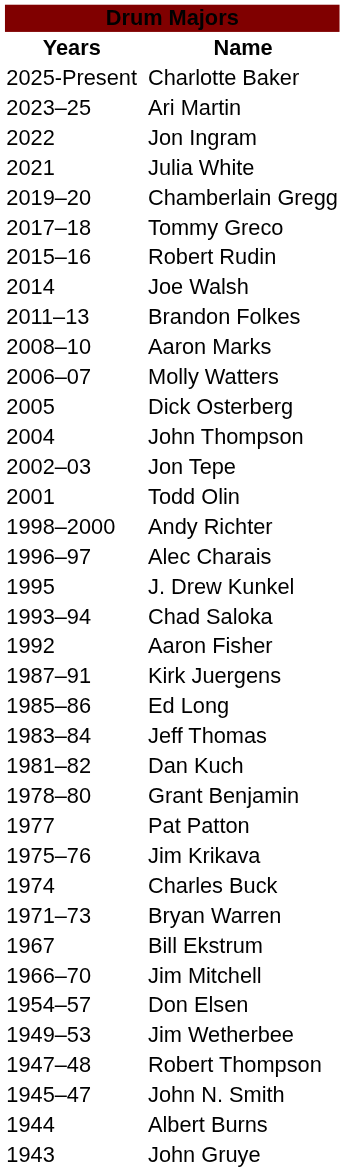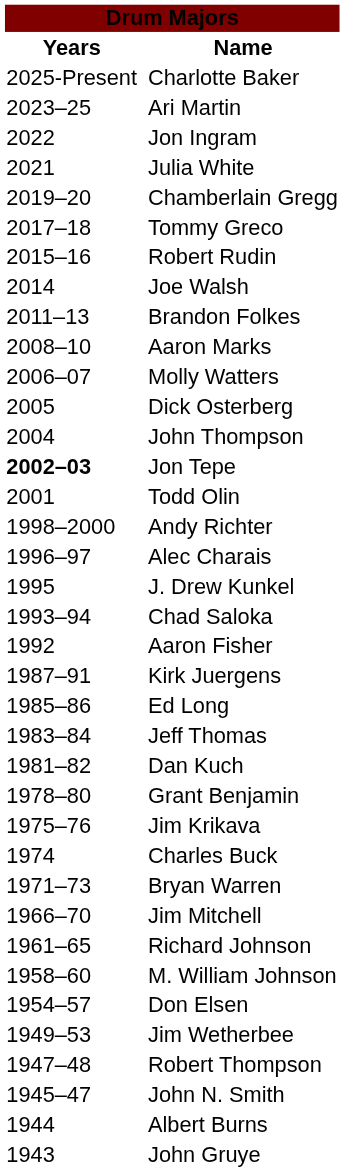(49, 466) normal -> (49, 466) bold
- row: (199, 825)
- row: (205, 945)
+ row: (230, 945)
+ row: (242, 975)
